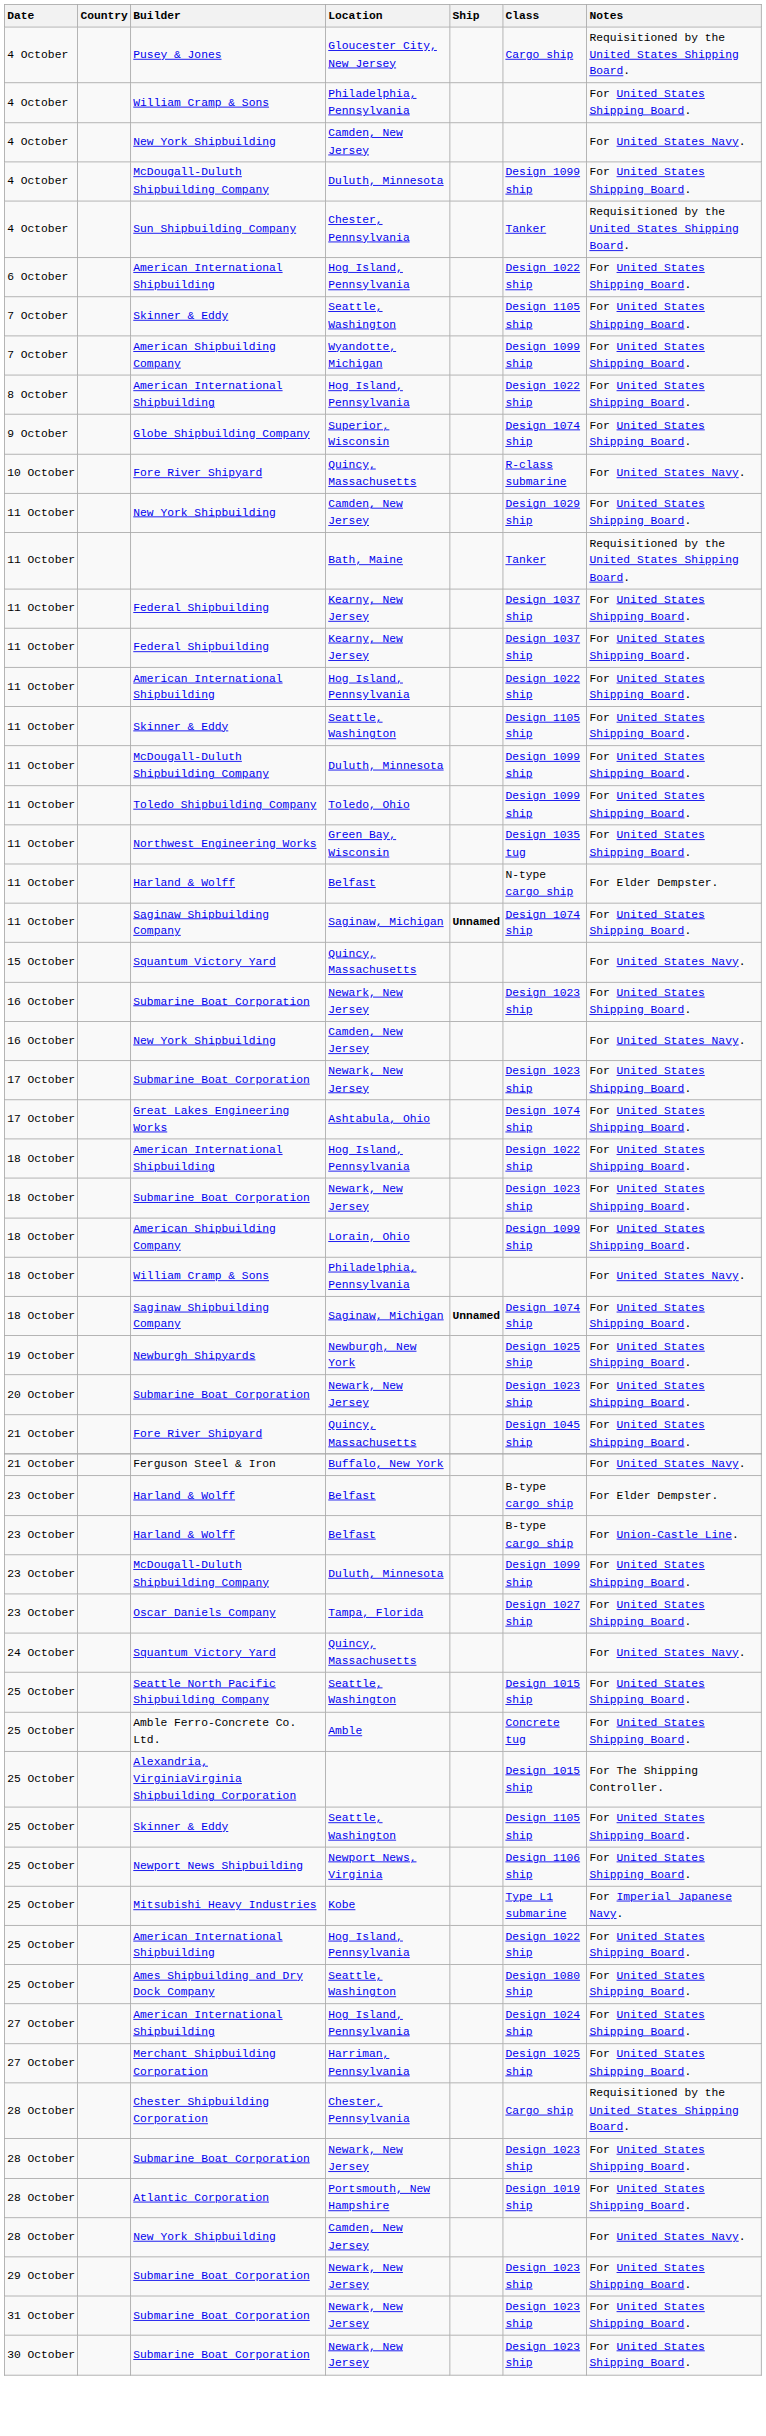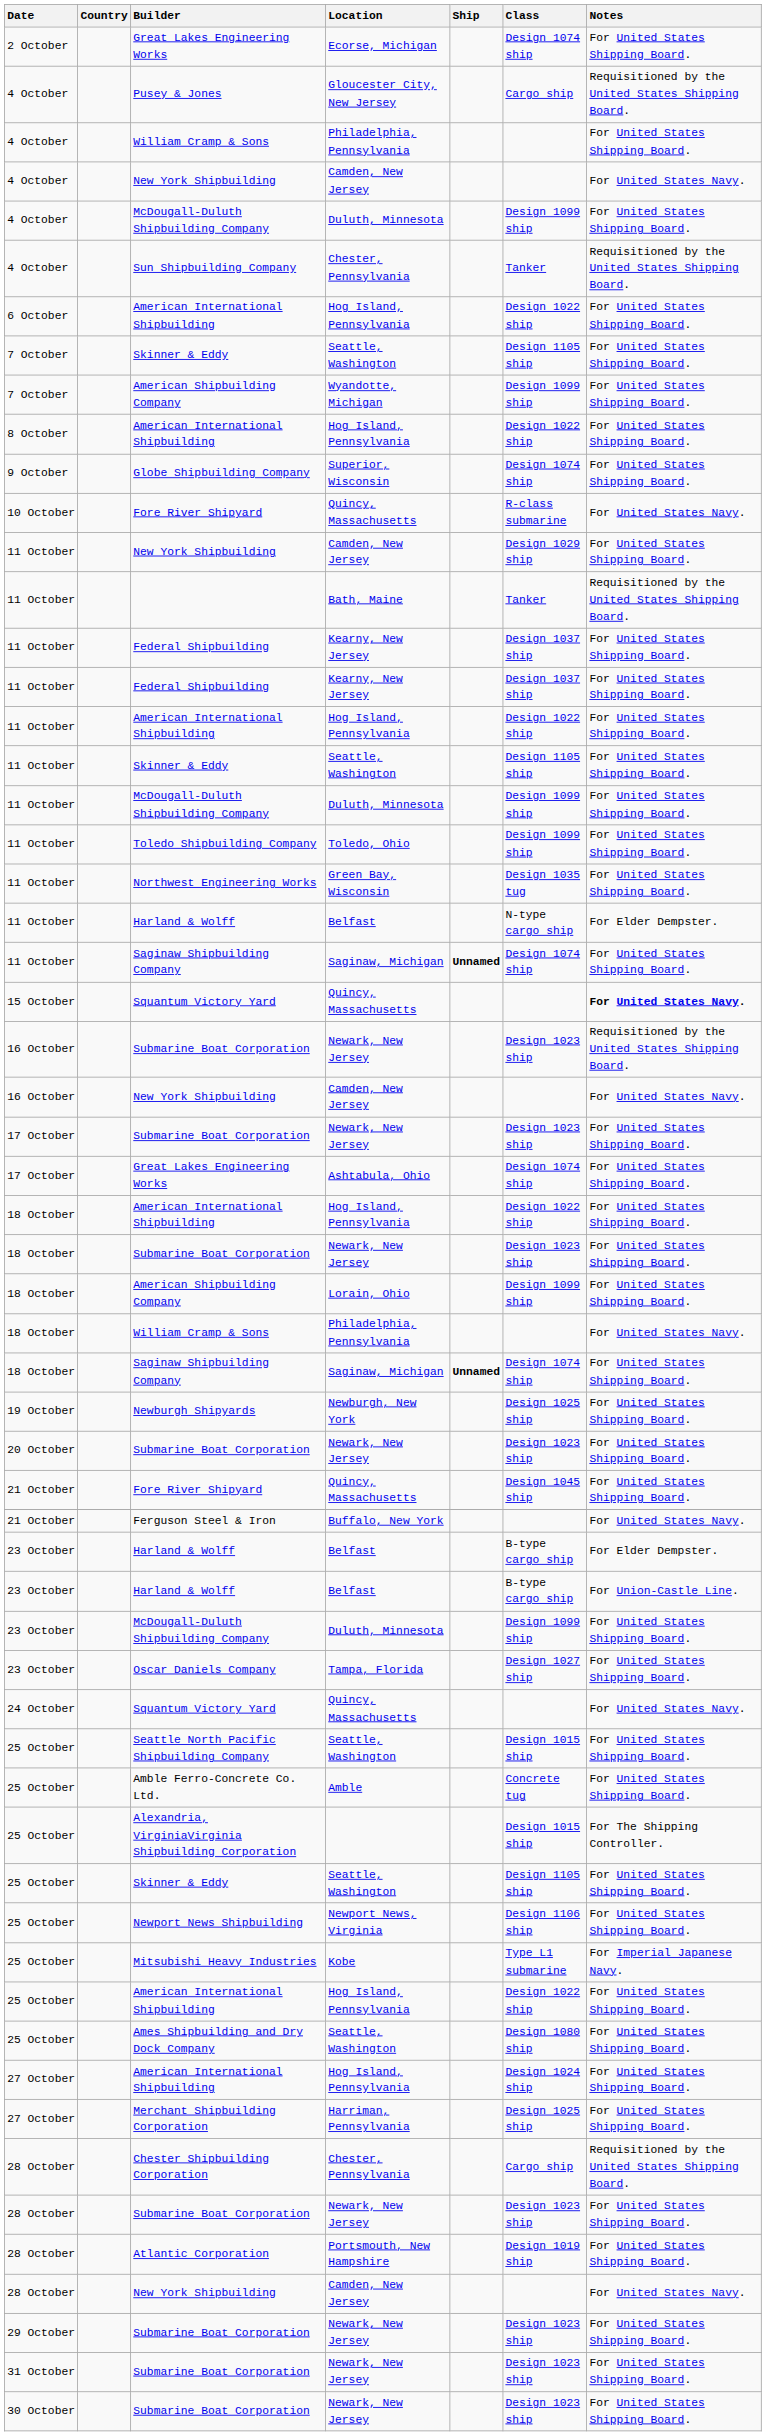+ row: (38, 46)
(667, 962) normal -> (667, 1001) bold
(647, 1001) For United States Shipping Board. -> (664, 1049) Requisitioned by the United States Shipping Board.
